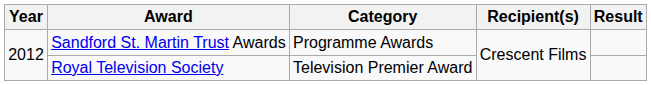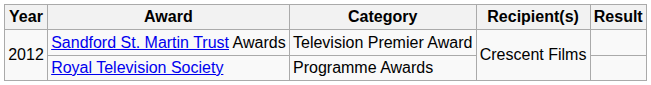(363, 42) Programme Awards -> (383, 42) Television Premier Award
(383, 67) Television Premier Award -> (363, 67) Programme Awards
